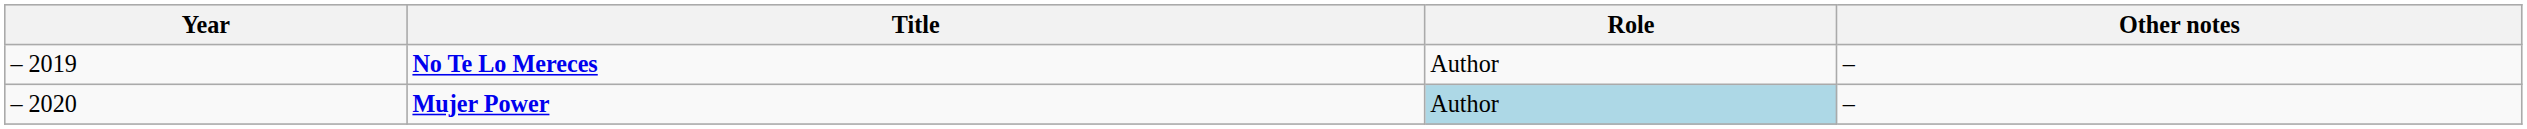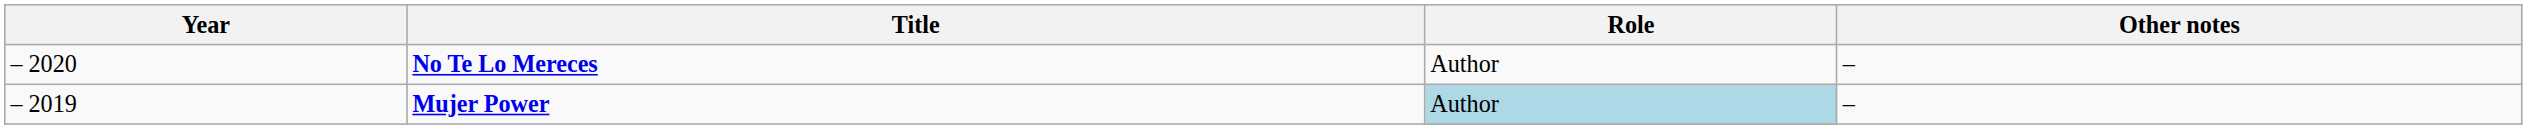(44, 64) – 2019 -> (44, 64) – 2020
(44, 104) – 2020 -> (44, 104) – 2019
